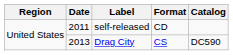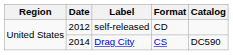(79, 27) 2011 -> (79, 27) 2012
(79, 42) 2013 -> (79, 42) 2014
